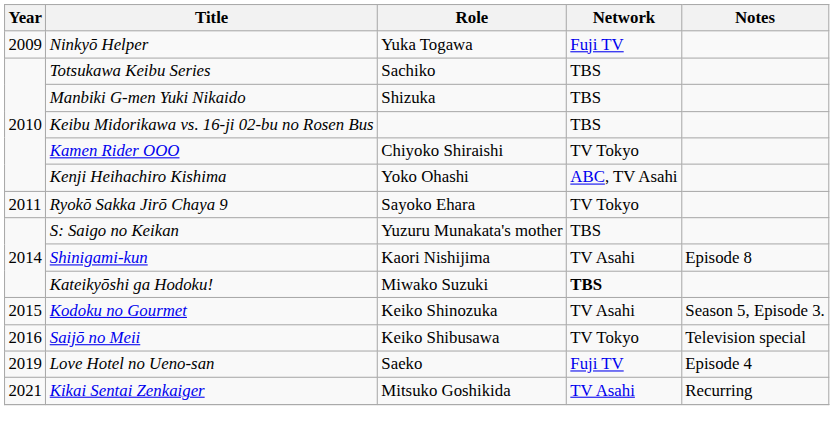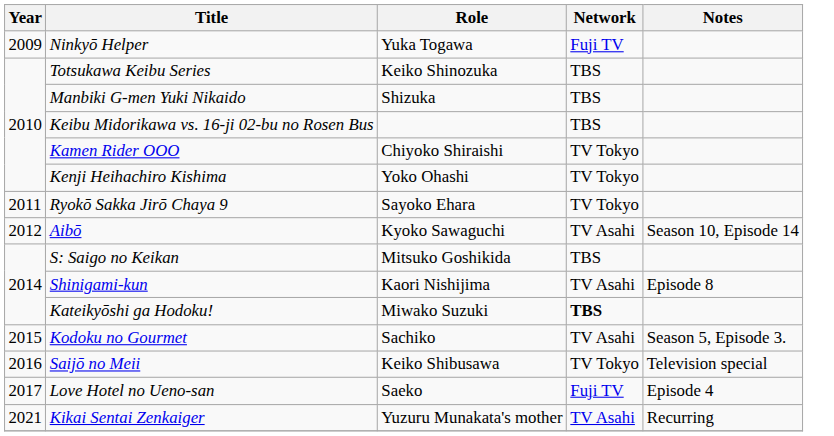(408, 71) Sachiko -> (439, 71) Keiko Shinozuka
(624, 177) ABC, TV Asahi -> (605, 177) TV Tokyo
+ row: (66, 230)
(472, 230) Yuzuru Munakata's mother -> (446, 257) Mitsuko Goshikida
(439, 310) Keiko Shinozuka -> (408, 337) Sachiko
(25, 364) 2019 -> (25, 390) 2017
(446, 390) Mitsuko Goshikida -> (472, 417) Yuzuru Munakata's mother
